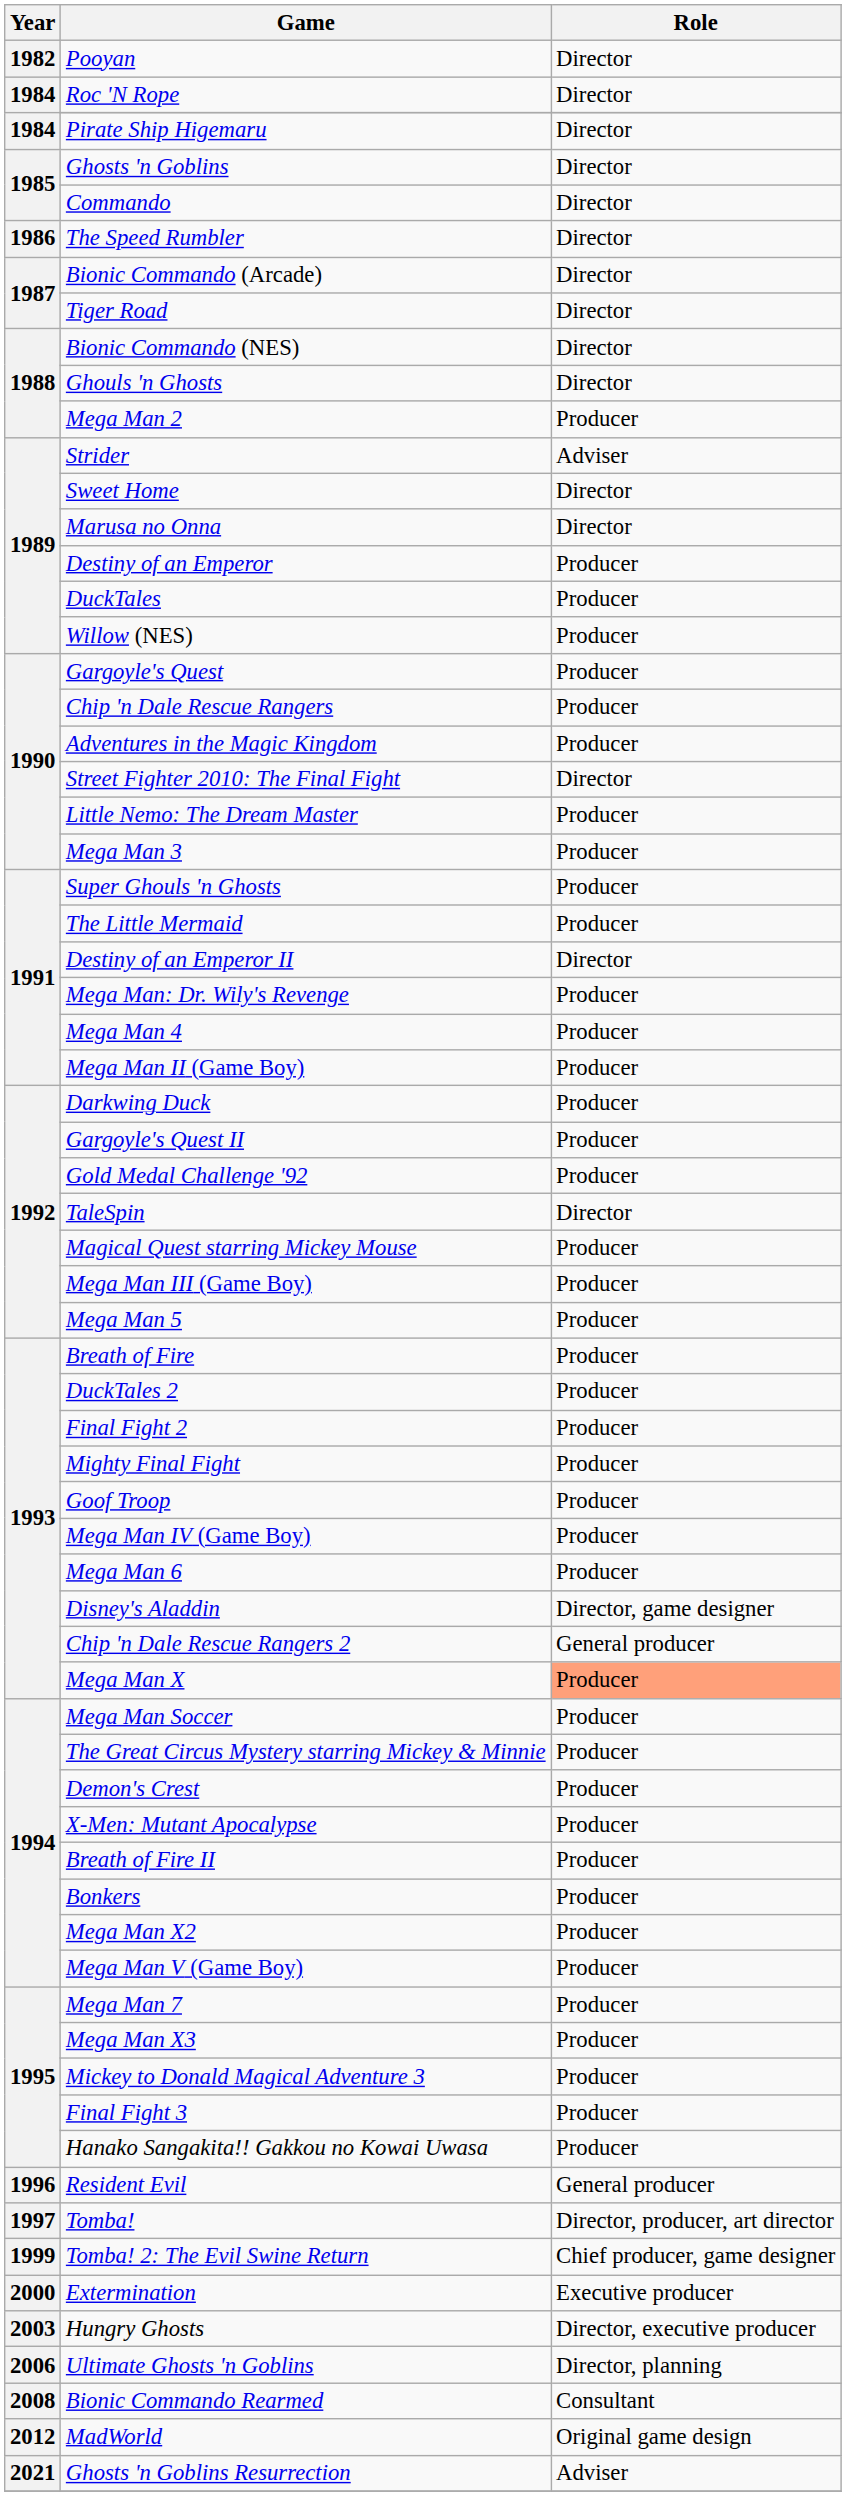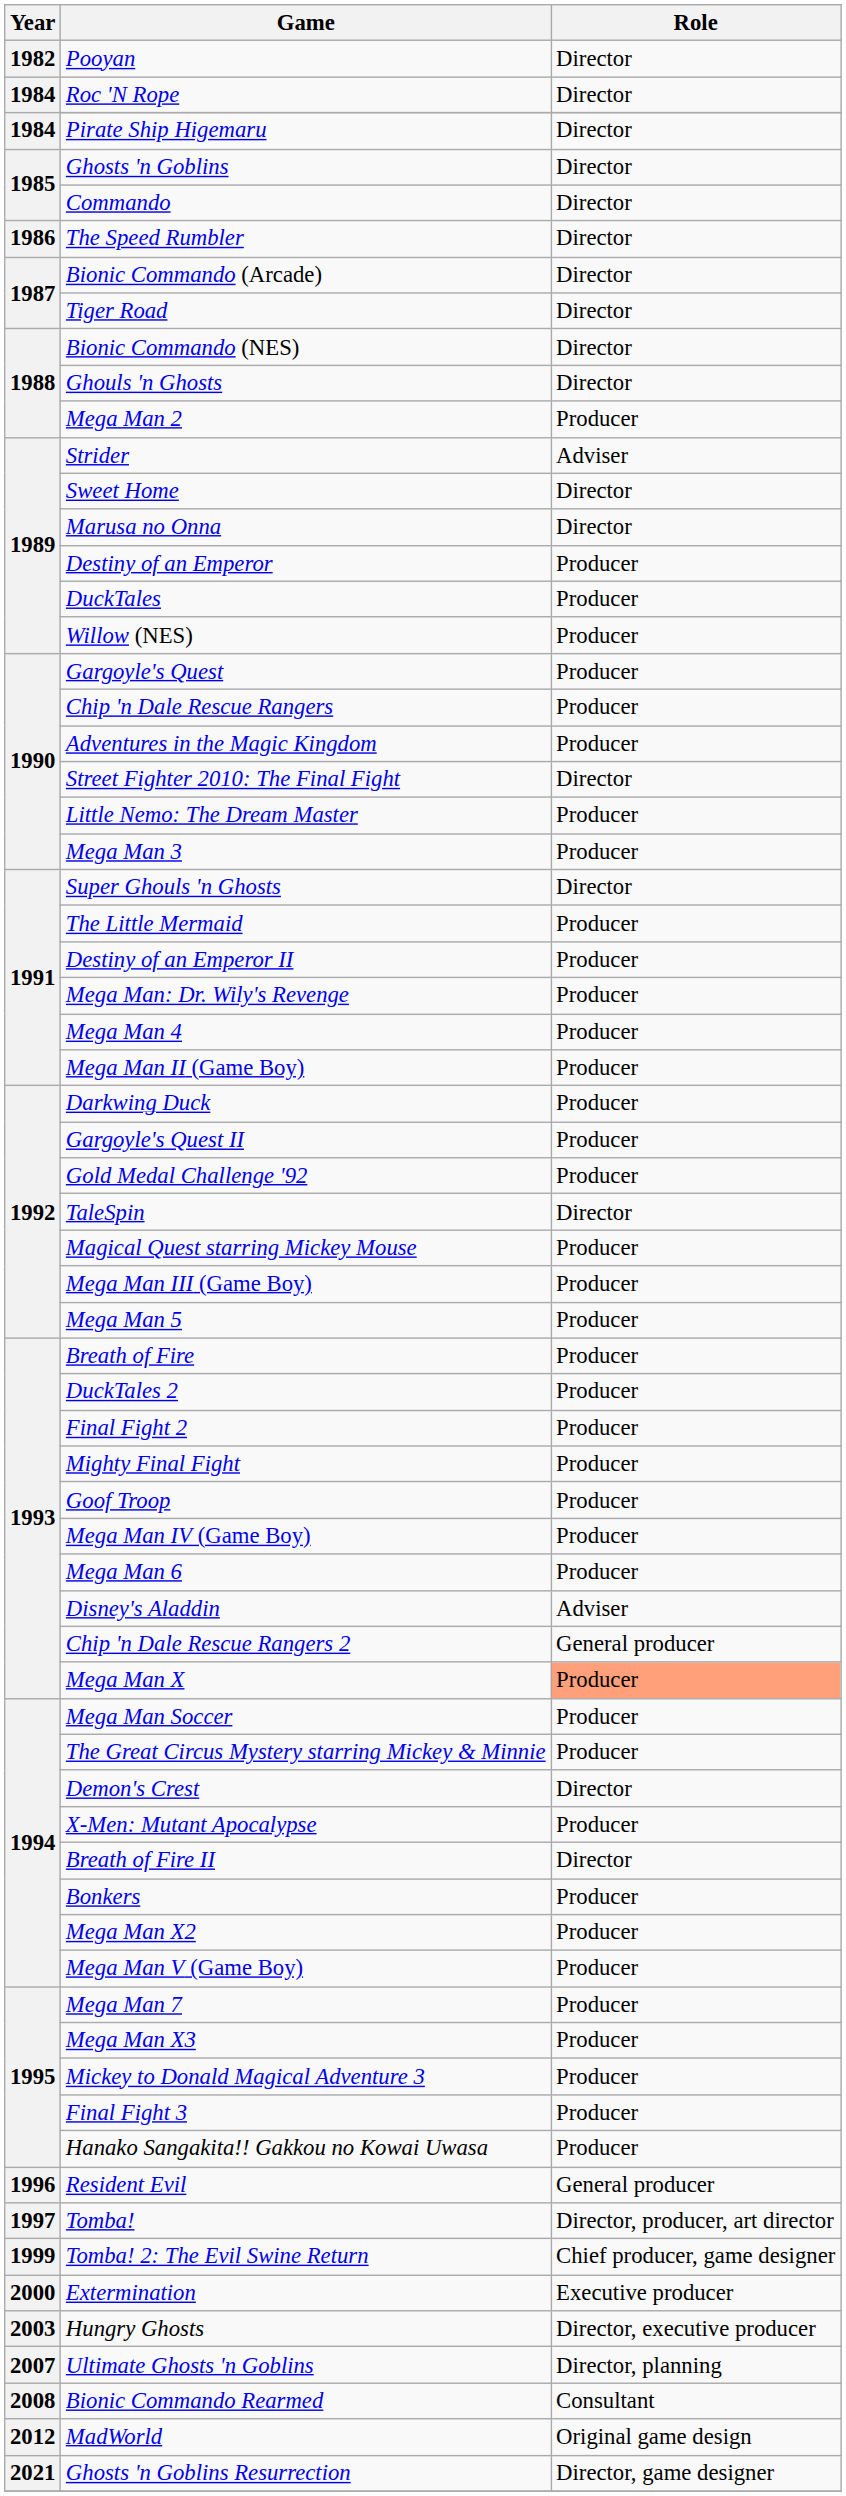(597, 887) Producer -> (594, 887) Director
(594, 959) Director -> (597, 959) Producer
(665, 1607) Director, game designer -> (592, 1607) Adviser
(597, 1788) Producer -> (594, 1788) Director
(597, 1860) Producer -> (594, 1860) Director
(33, 2364) 2006 -> (33, 2364) 2007
(592, 2472) Adviser -> (665, 2472) Director, game designer
